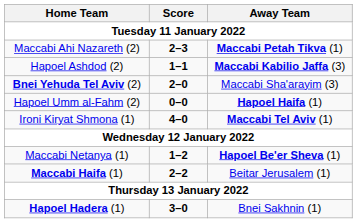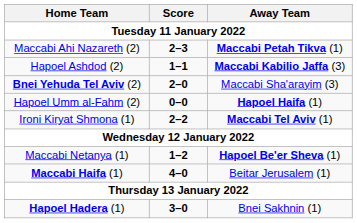(178, 119) 4–0 -> (178, 119) 2–2
(178, 173) 2–2 -> (178, 173) 4–0
